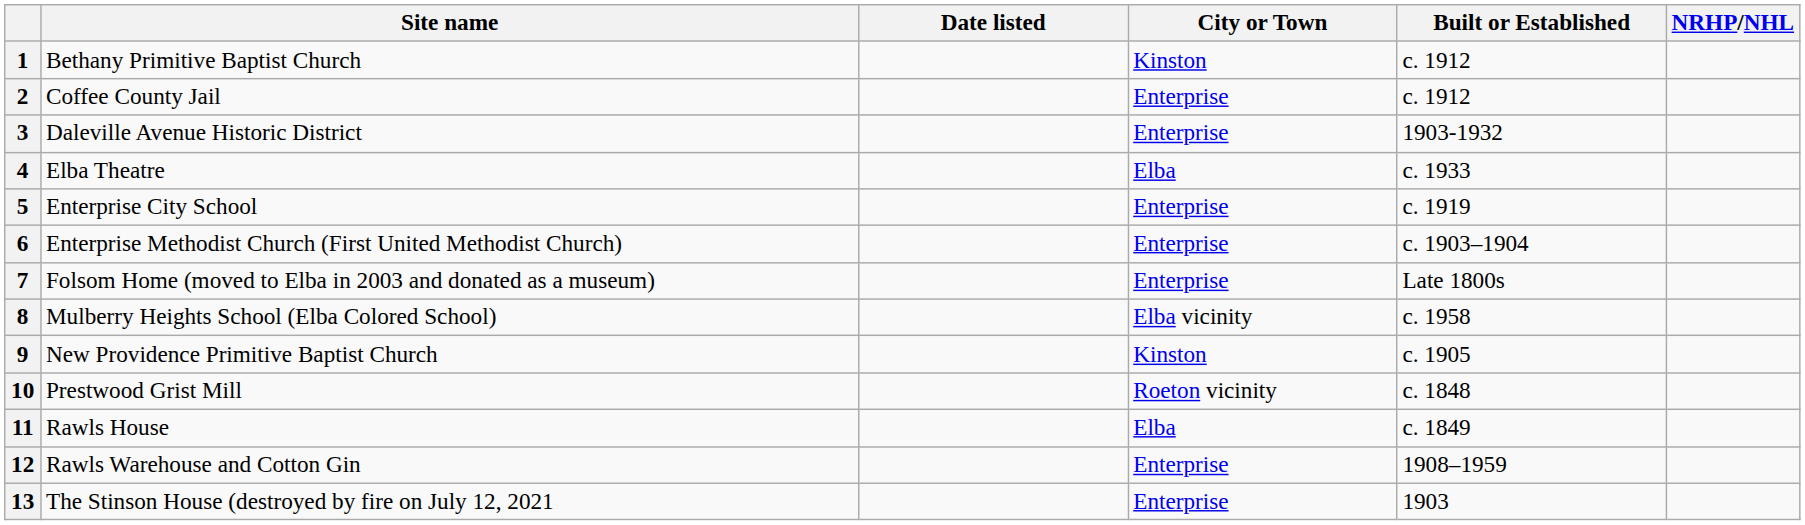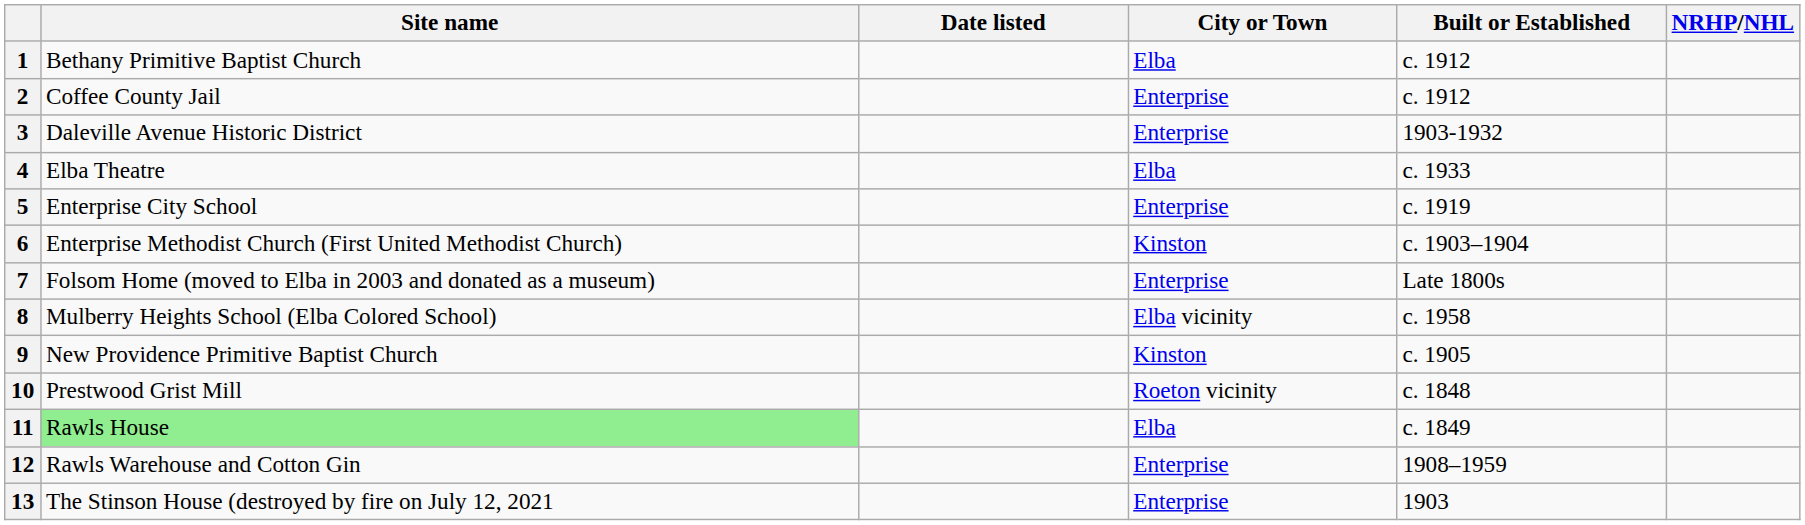(1170, 59) Kinston -> (1154, 59) Elba
(1181, 243) Enterprise -> (1170, 243) Kinston
(108, 427) no background -> (108, 427) lightgreen background
